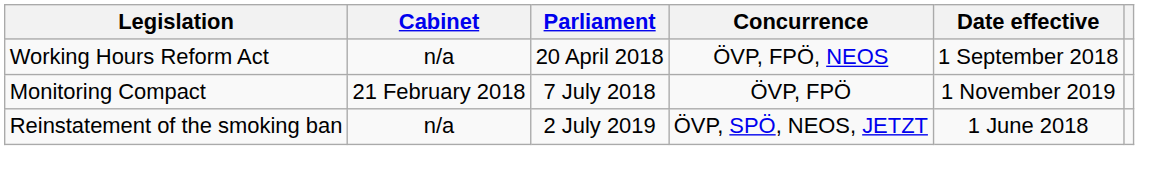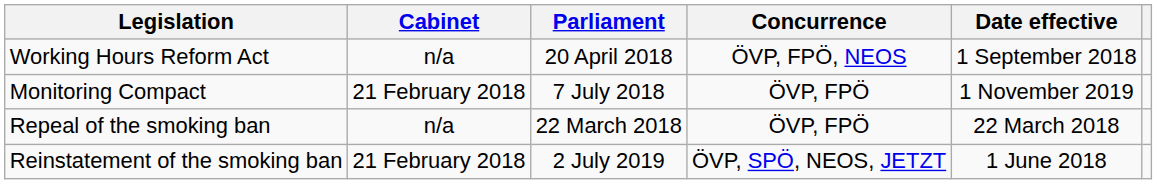+ row: (140, 126)
(439, 126) n/a -> (439, 160) 21 February 2018
